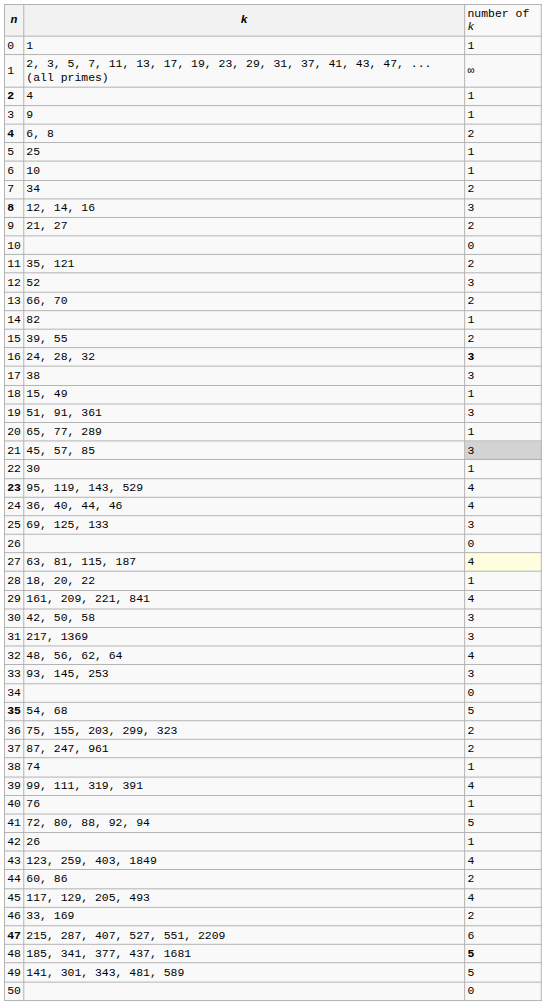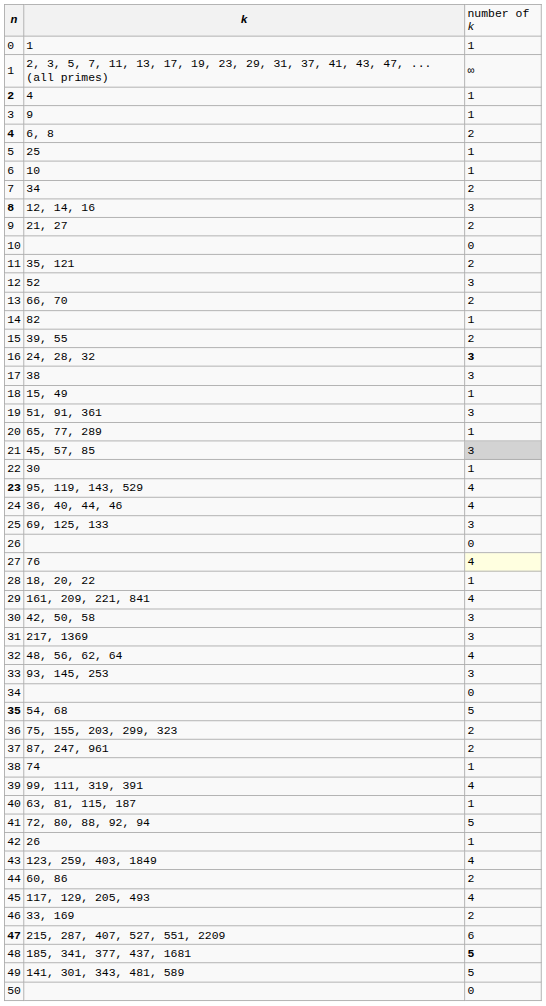(81, 562) 63, 81, 115, 187 -> (33, 562) 76
(33, 805) 76 -> (81, 805) 63, 81, 115, 187
